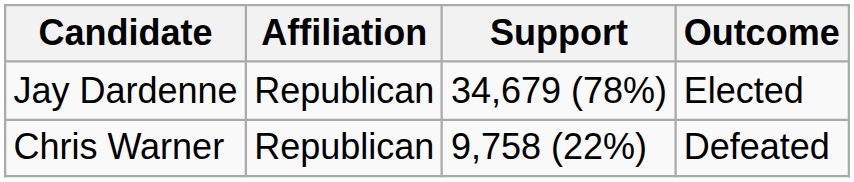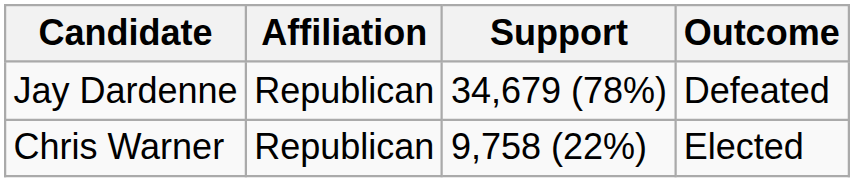(744, 90) Elected -> (757, 90) Defeated
(757, 147) Defeated -> (744, 147) Elected
